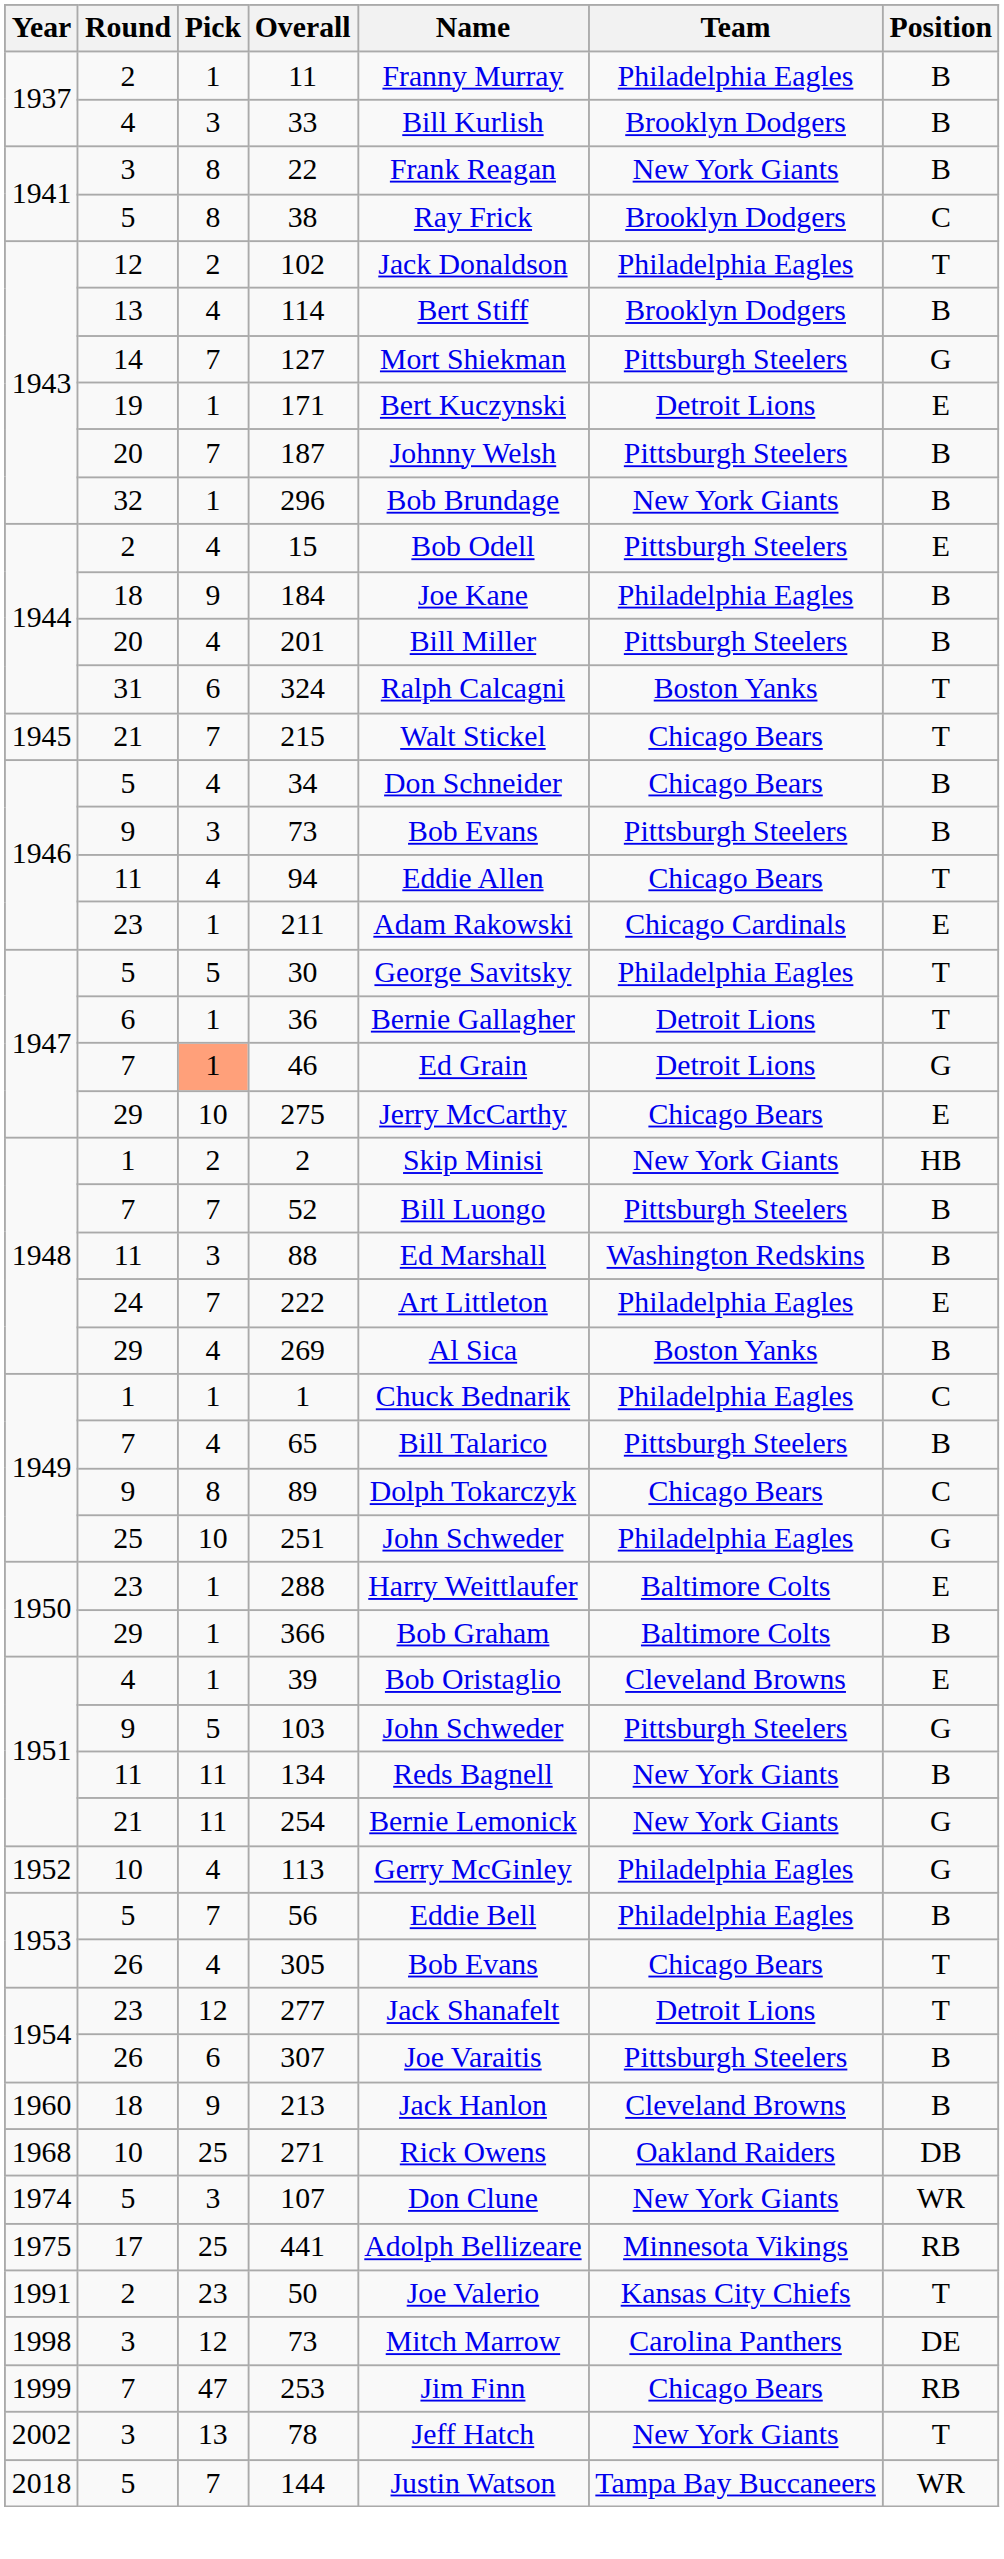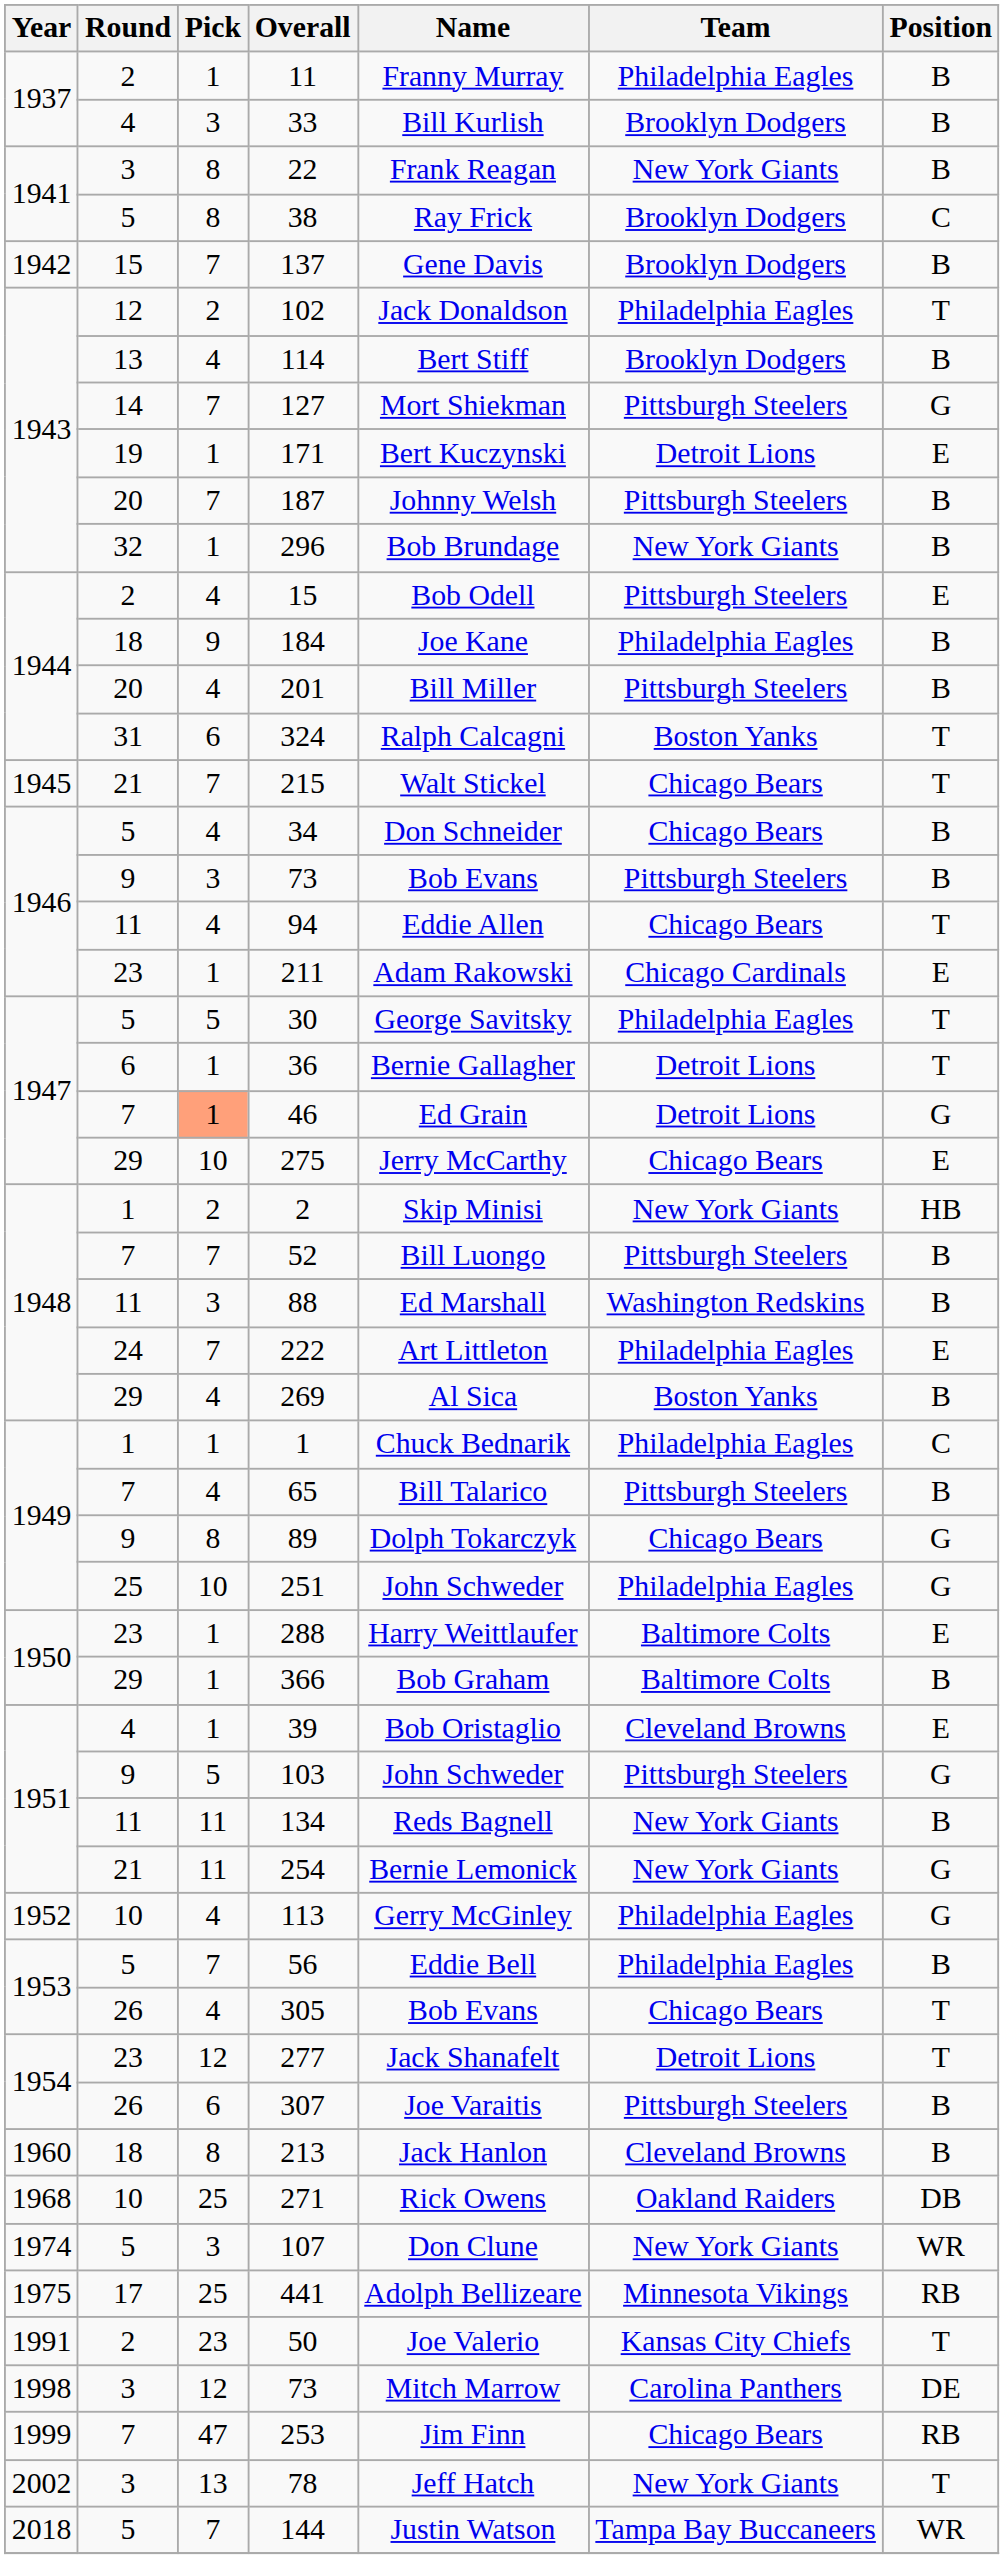+ row: (128, 264)
(941, 1491) C -> (941, 1538) G
(213, 2104) 9 -> (213, 2151) 8
